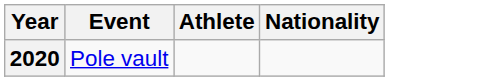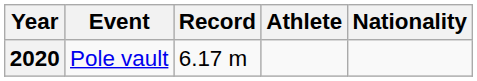+ column: (217, 22)
